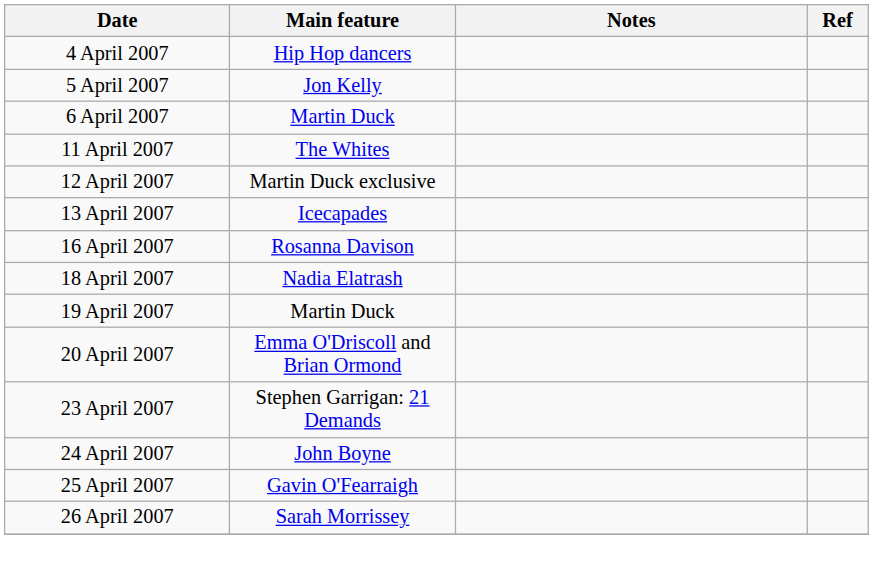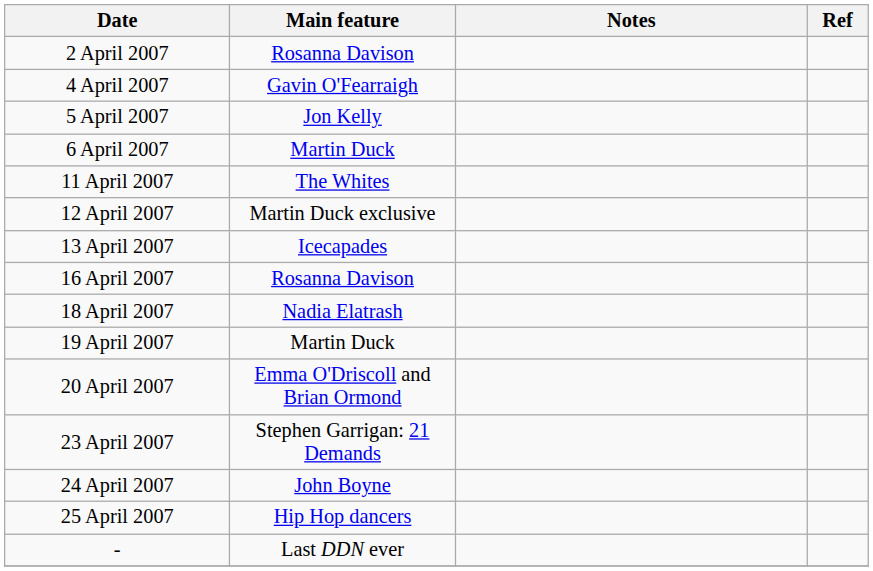+ row: (117, 52)
(343, 52) Hip Hop dancers -> (343, 85) Gavin O'Fearraigh
(343, 485) Gavin O'Fearraigh -> (343, 517) Hip Hop dancers
- row: (117, 517)
+ row: (117, 549)
